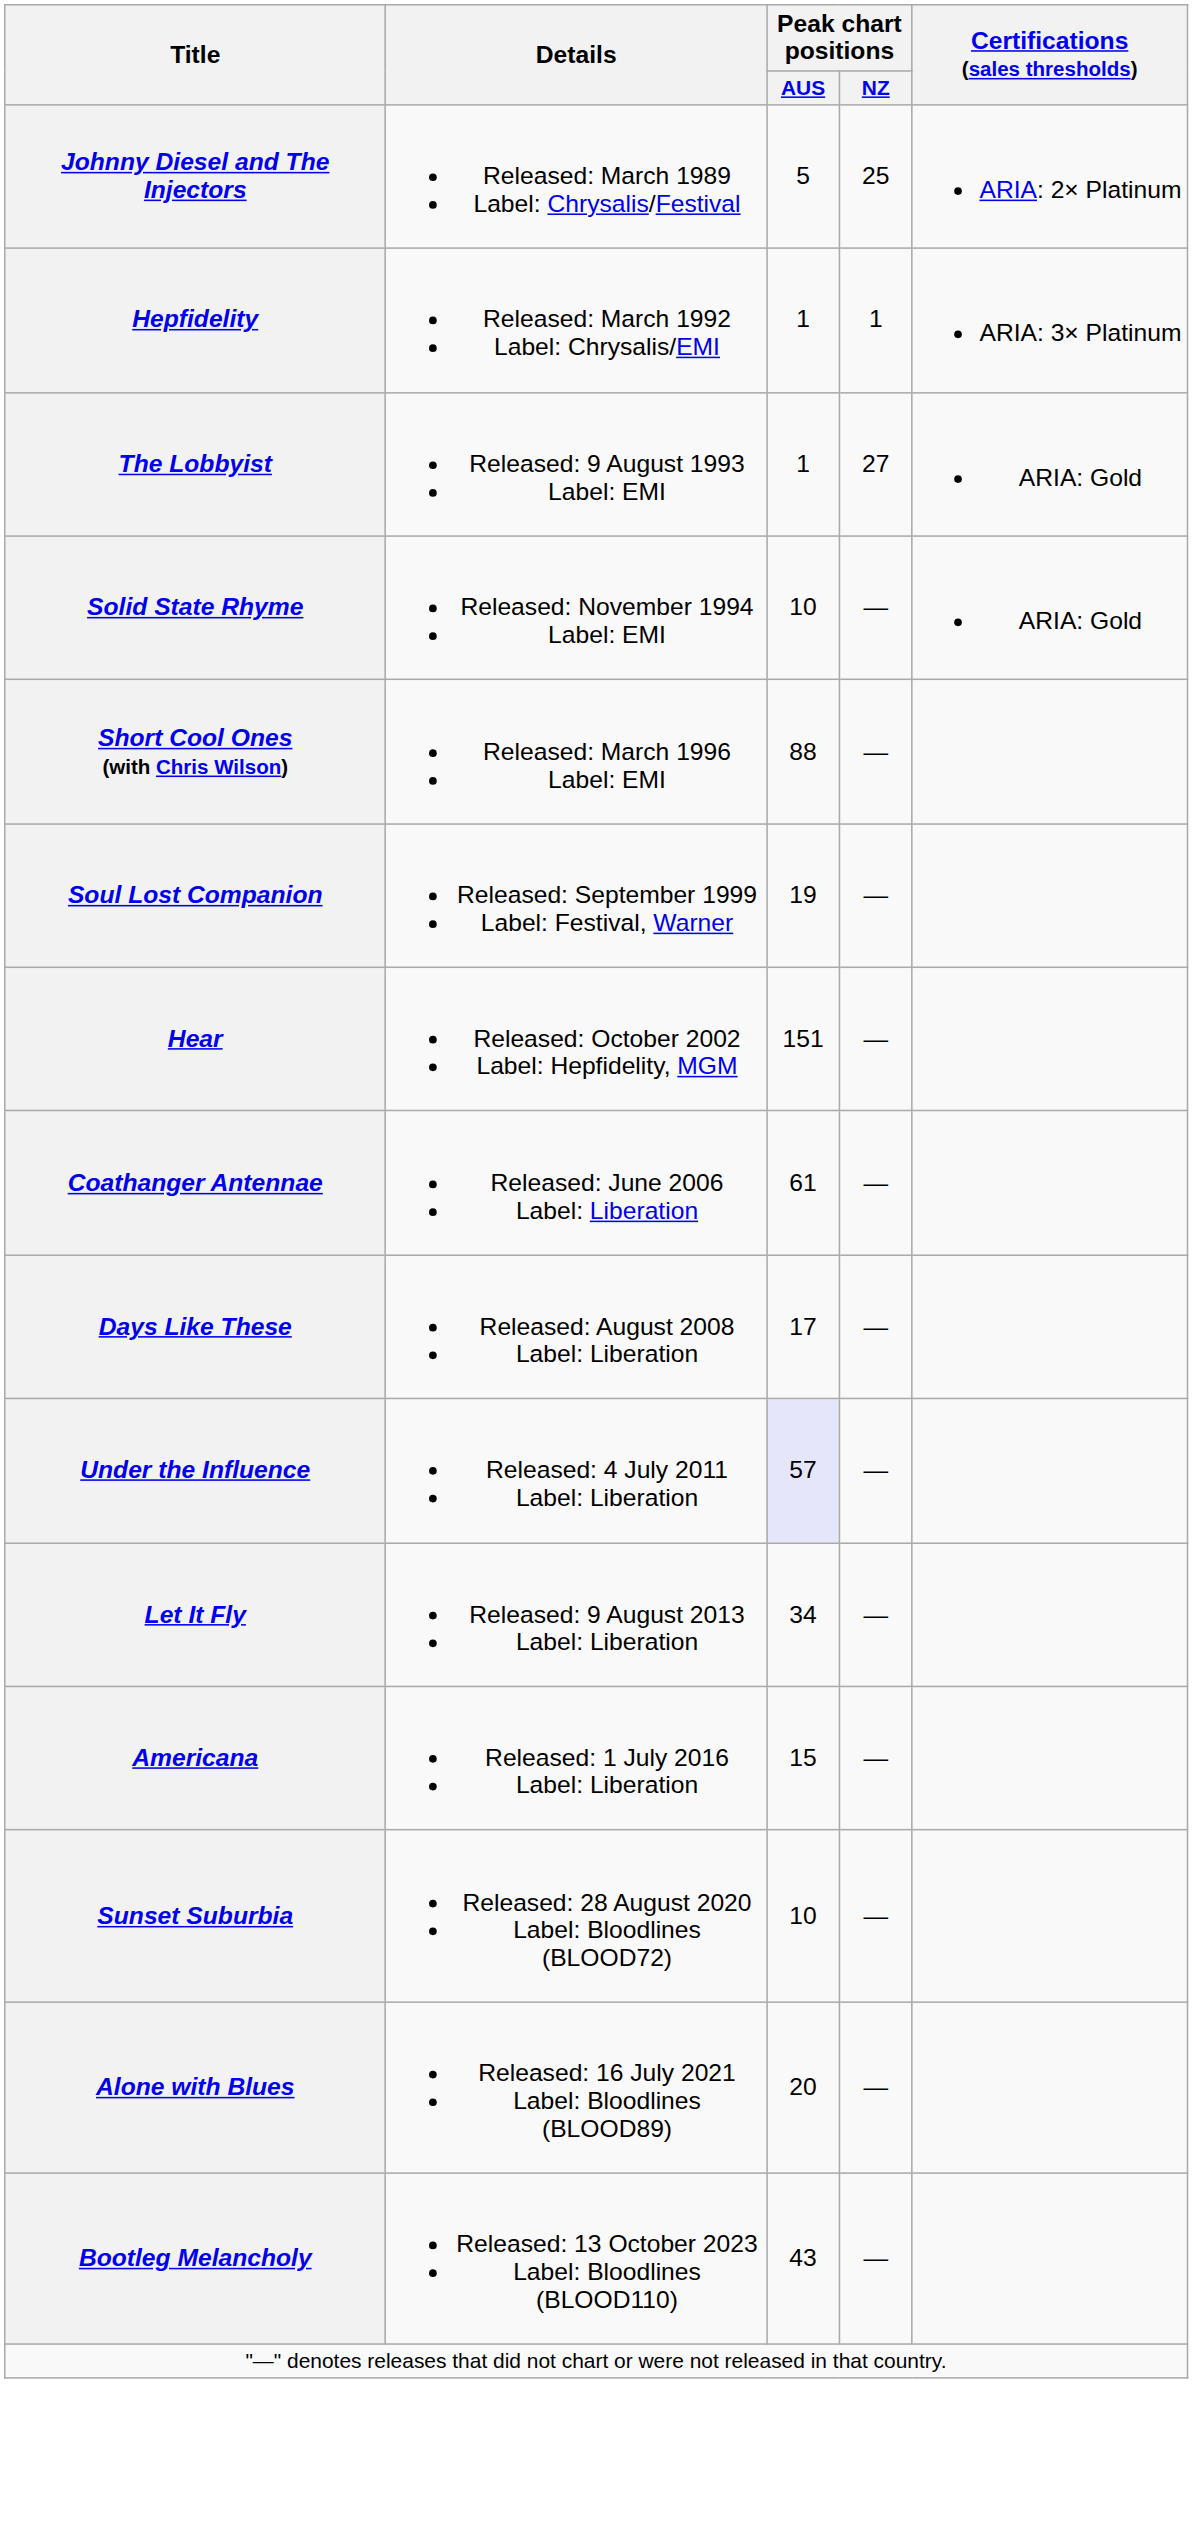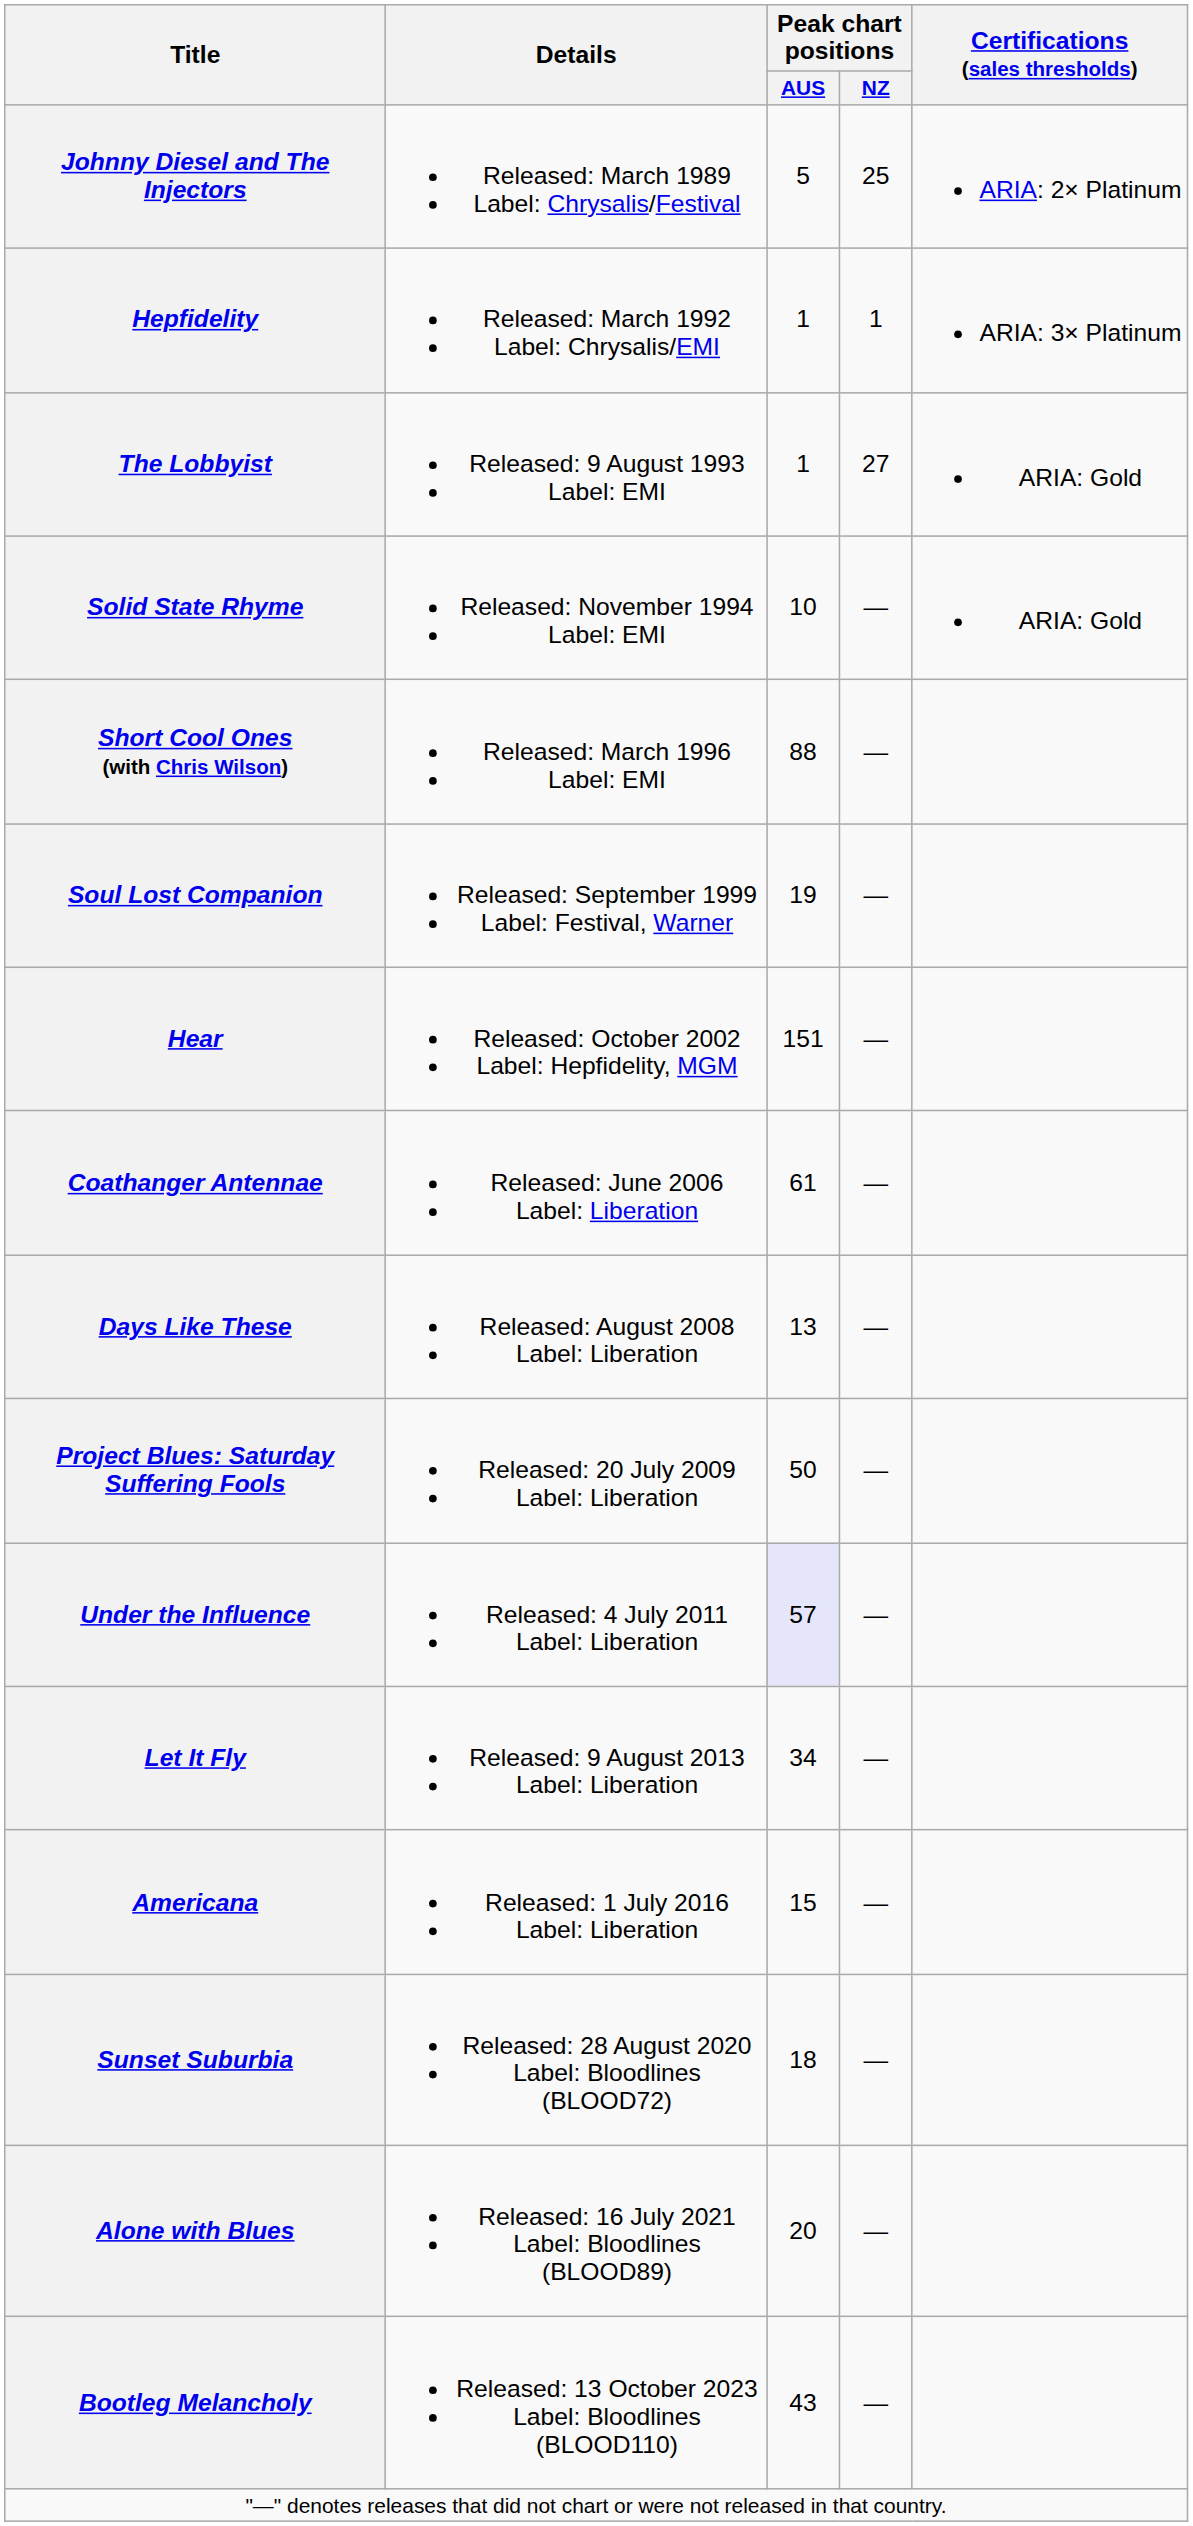(803, 1326) 17 -> (803, 1326) 13
+ row: (195, 1470)
(803, 1915) 10 -> (803, 2059) 18
